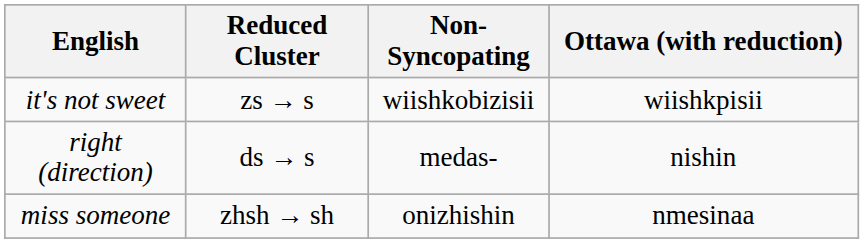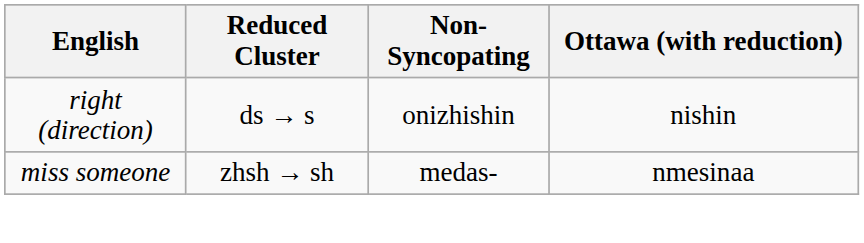- row: (96, 99)
(458, 157) medas- -> (458, 114) onizhishin
(458, 215) onizhishin -> (458, 172) medas-
